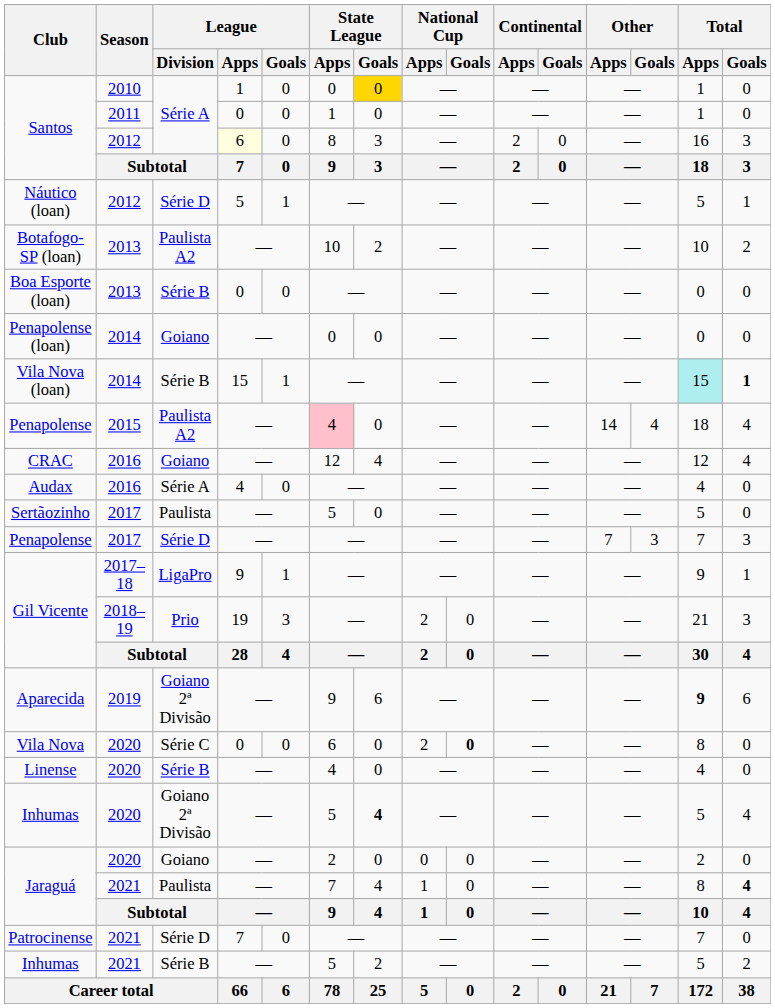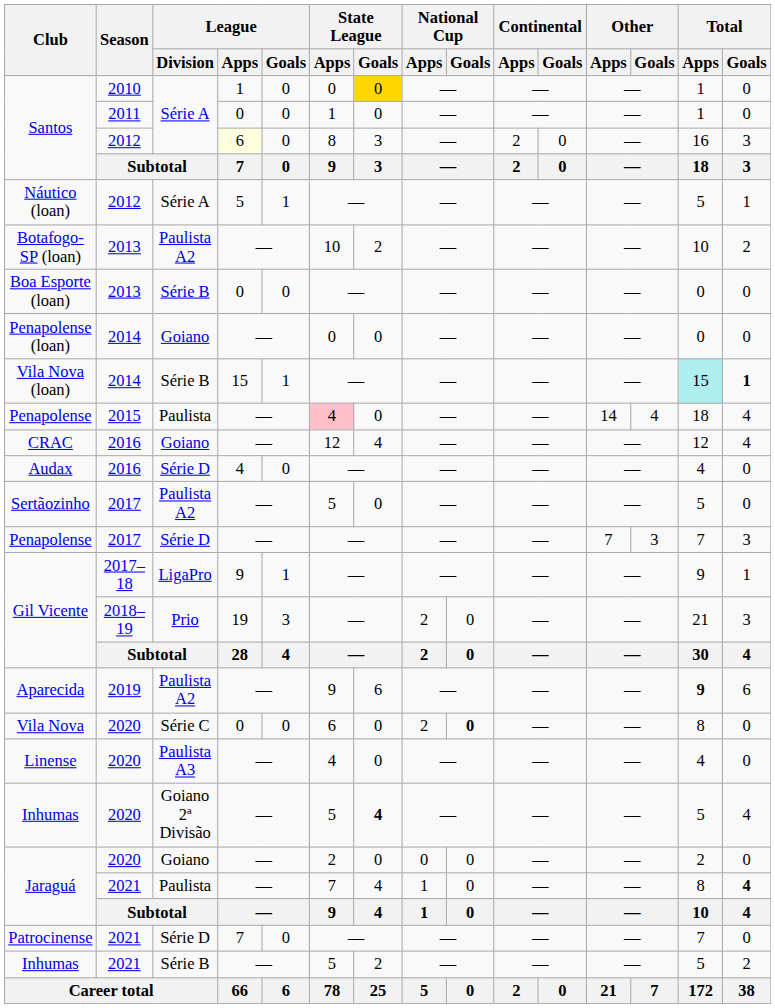(185, 202) Série D -> (185, 202) Série A
(185, 425) Paulista A2 -> (185, 416) Paulista
(185, 487) Série A -> (185, 468) Série D
(185, 513) Paulista -> (185, 503) Paulista A2
(185, 699) Goiano 2ª Divisão -> (185, 690) Paulista A2
(185, 770) Série B -> (185, 761) Paulista A3
